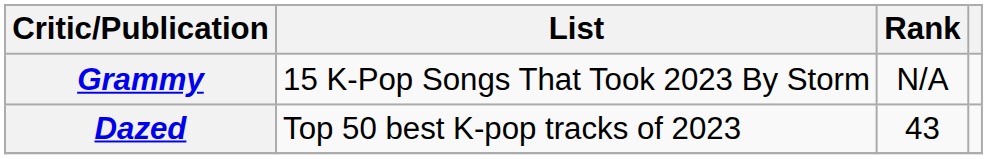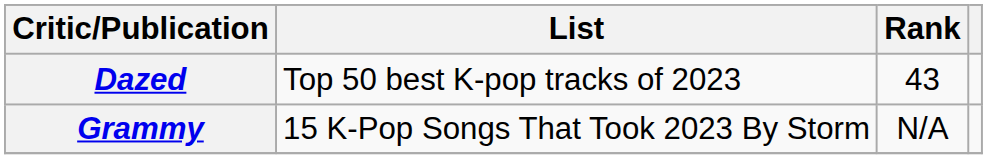rows swapped: (140, 128) <-> (140, 78)
